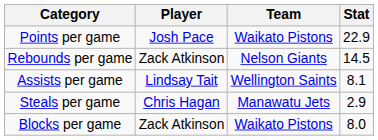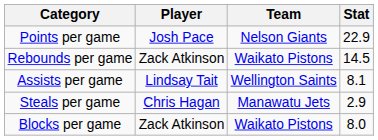(284, 37) Waikato Pistons -> (284, 37) Nelson Giants
(284, 59) Nelson Giants -> (284, 59) Waikato Pistons
